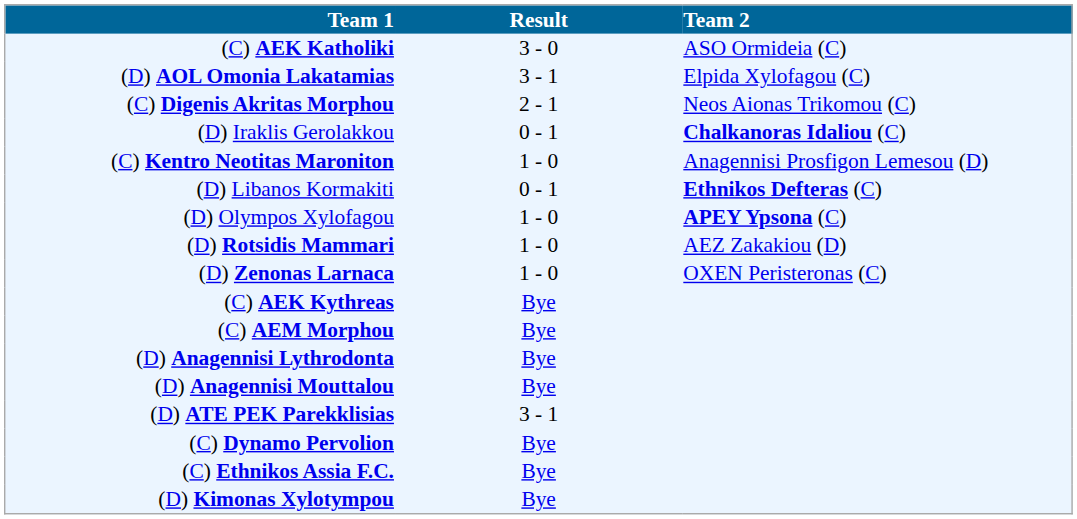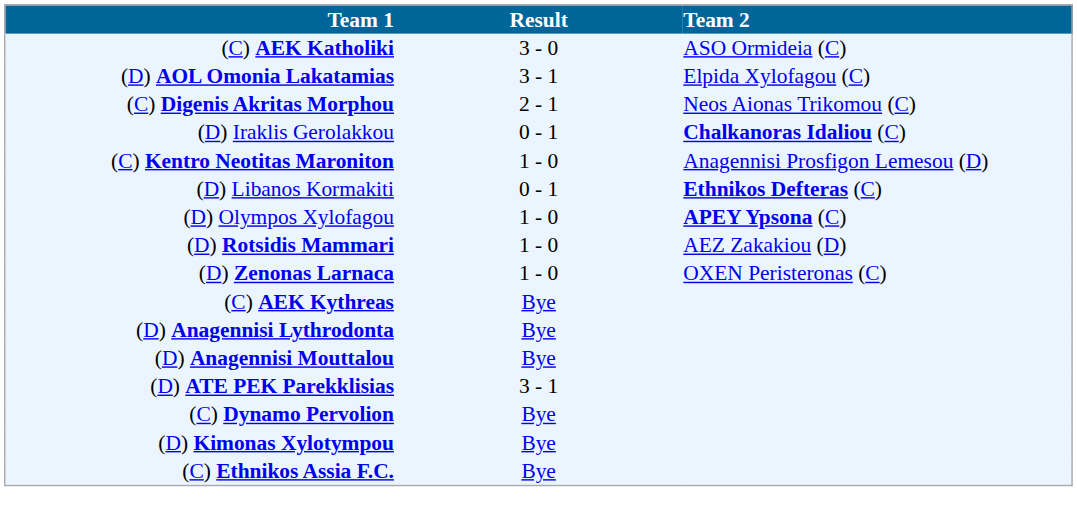- row: (306, 329)
rows swapped: (288, 470) <-> (276, 498)
